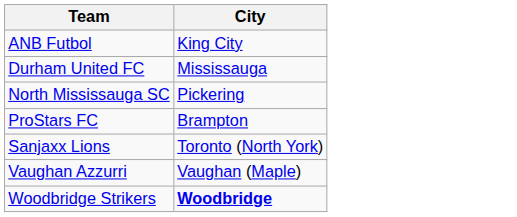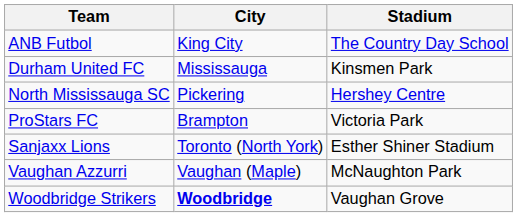+ column: (420, 17)
